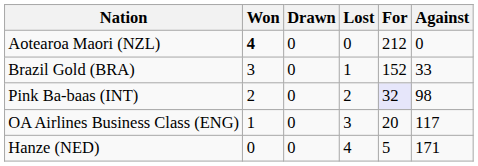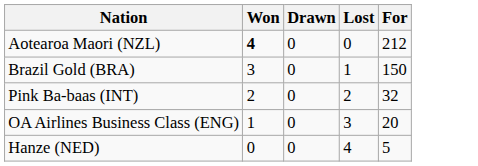- column: (442, 17)
(394, 69) 152 -> (394, 69) 150
(390, 95) lavender background -> (390, 95) no background
